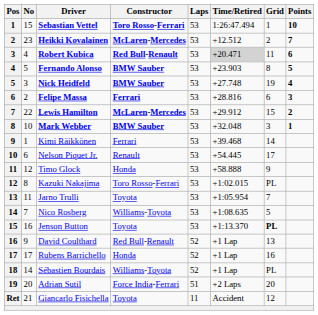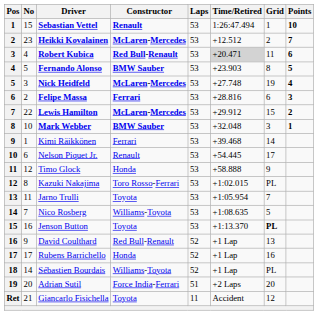(149, 25) Toro Rosso-Ferrari -> (127, 25) Renault
(138, 83) BMW Sauber -> (149, 83) McLaren-Mercedes
